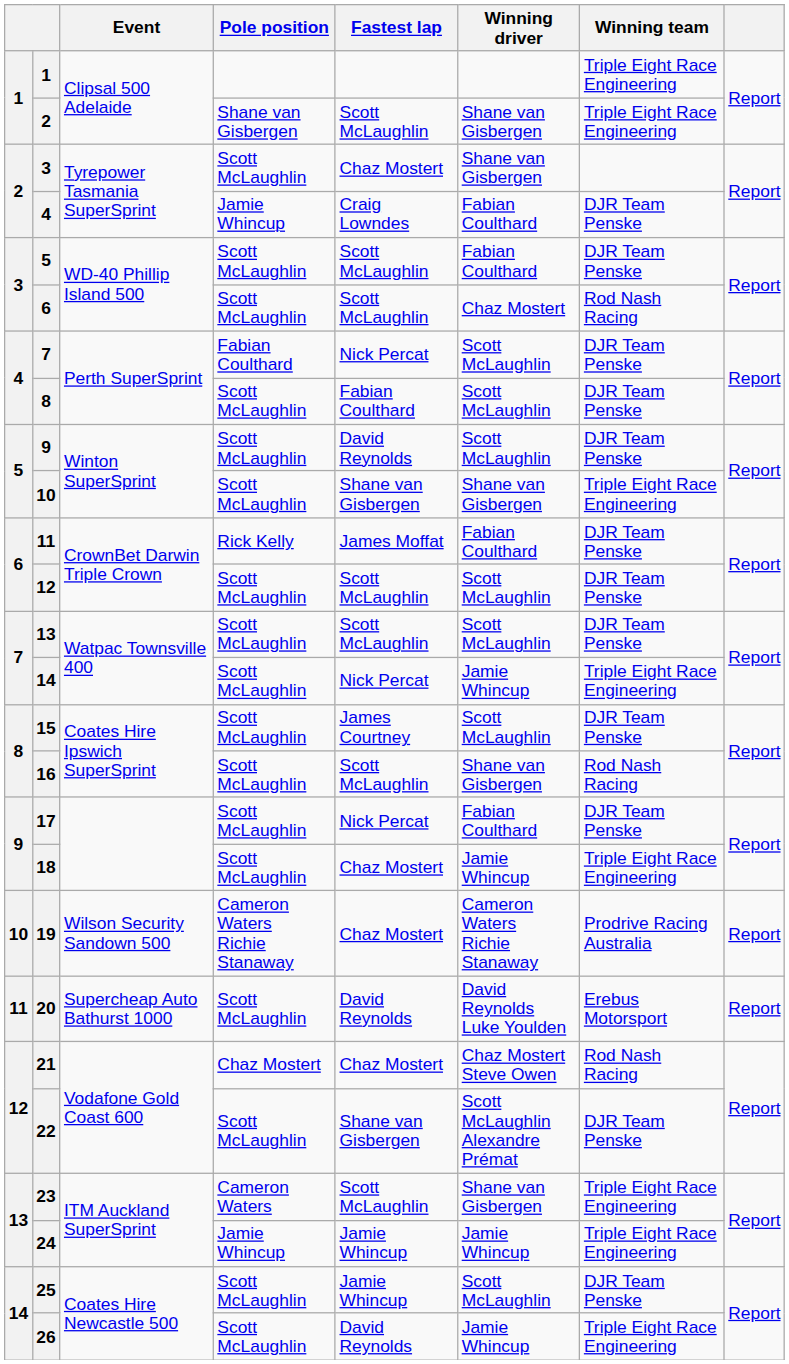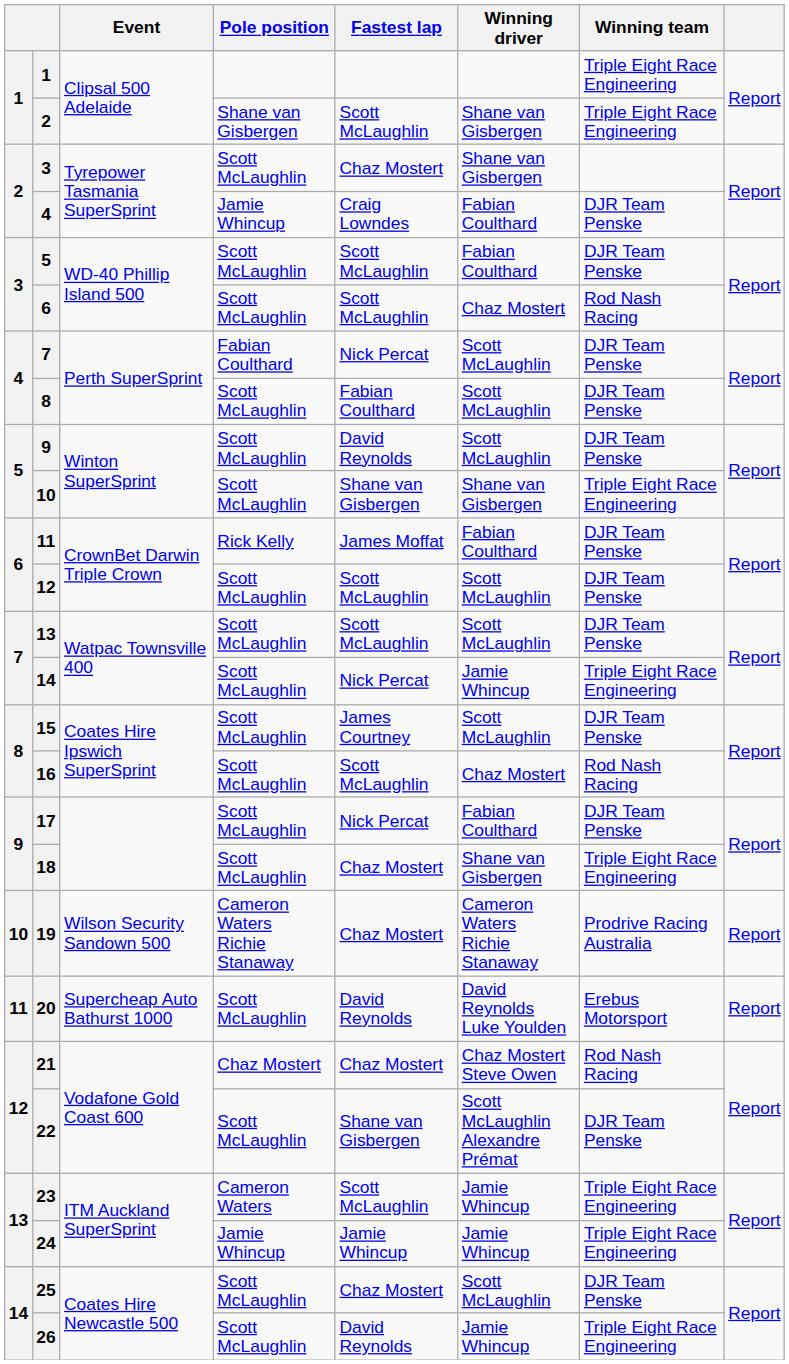(503, 774) Shane van Gisbergen -> (513, 774) Chaz Mostert
(496, 867) Jamie Whincup -> (503, 867) Shane van Gisbergen
(503, 1196) Shane van Gisbergen -> (496, 1196) Jamie Whincup
(373, 1290) Jamie Whincup -> (391, 1290) Chaz Mostert
